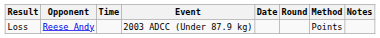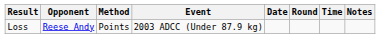columns swapped: (327, 12) <-> (109, 12)
